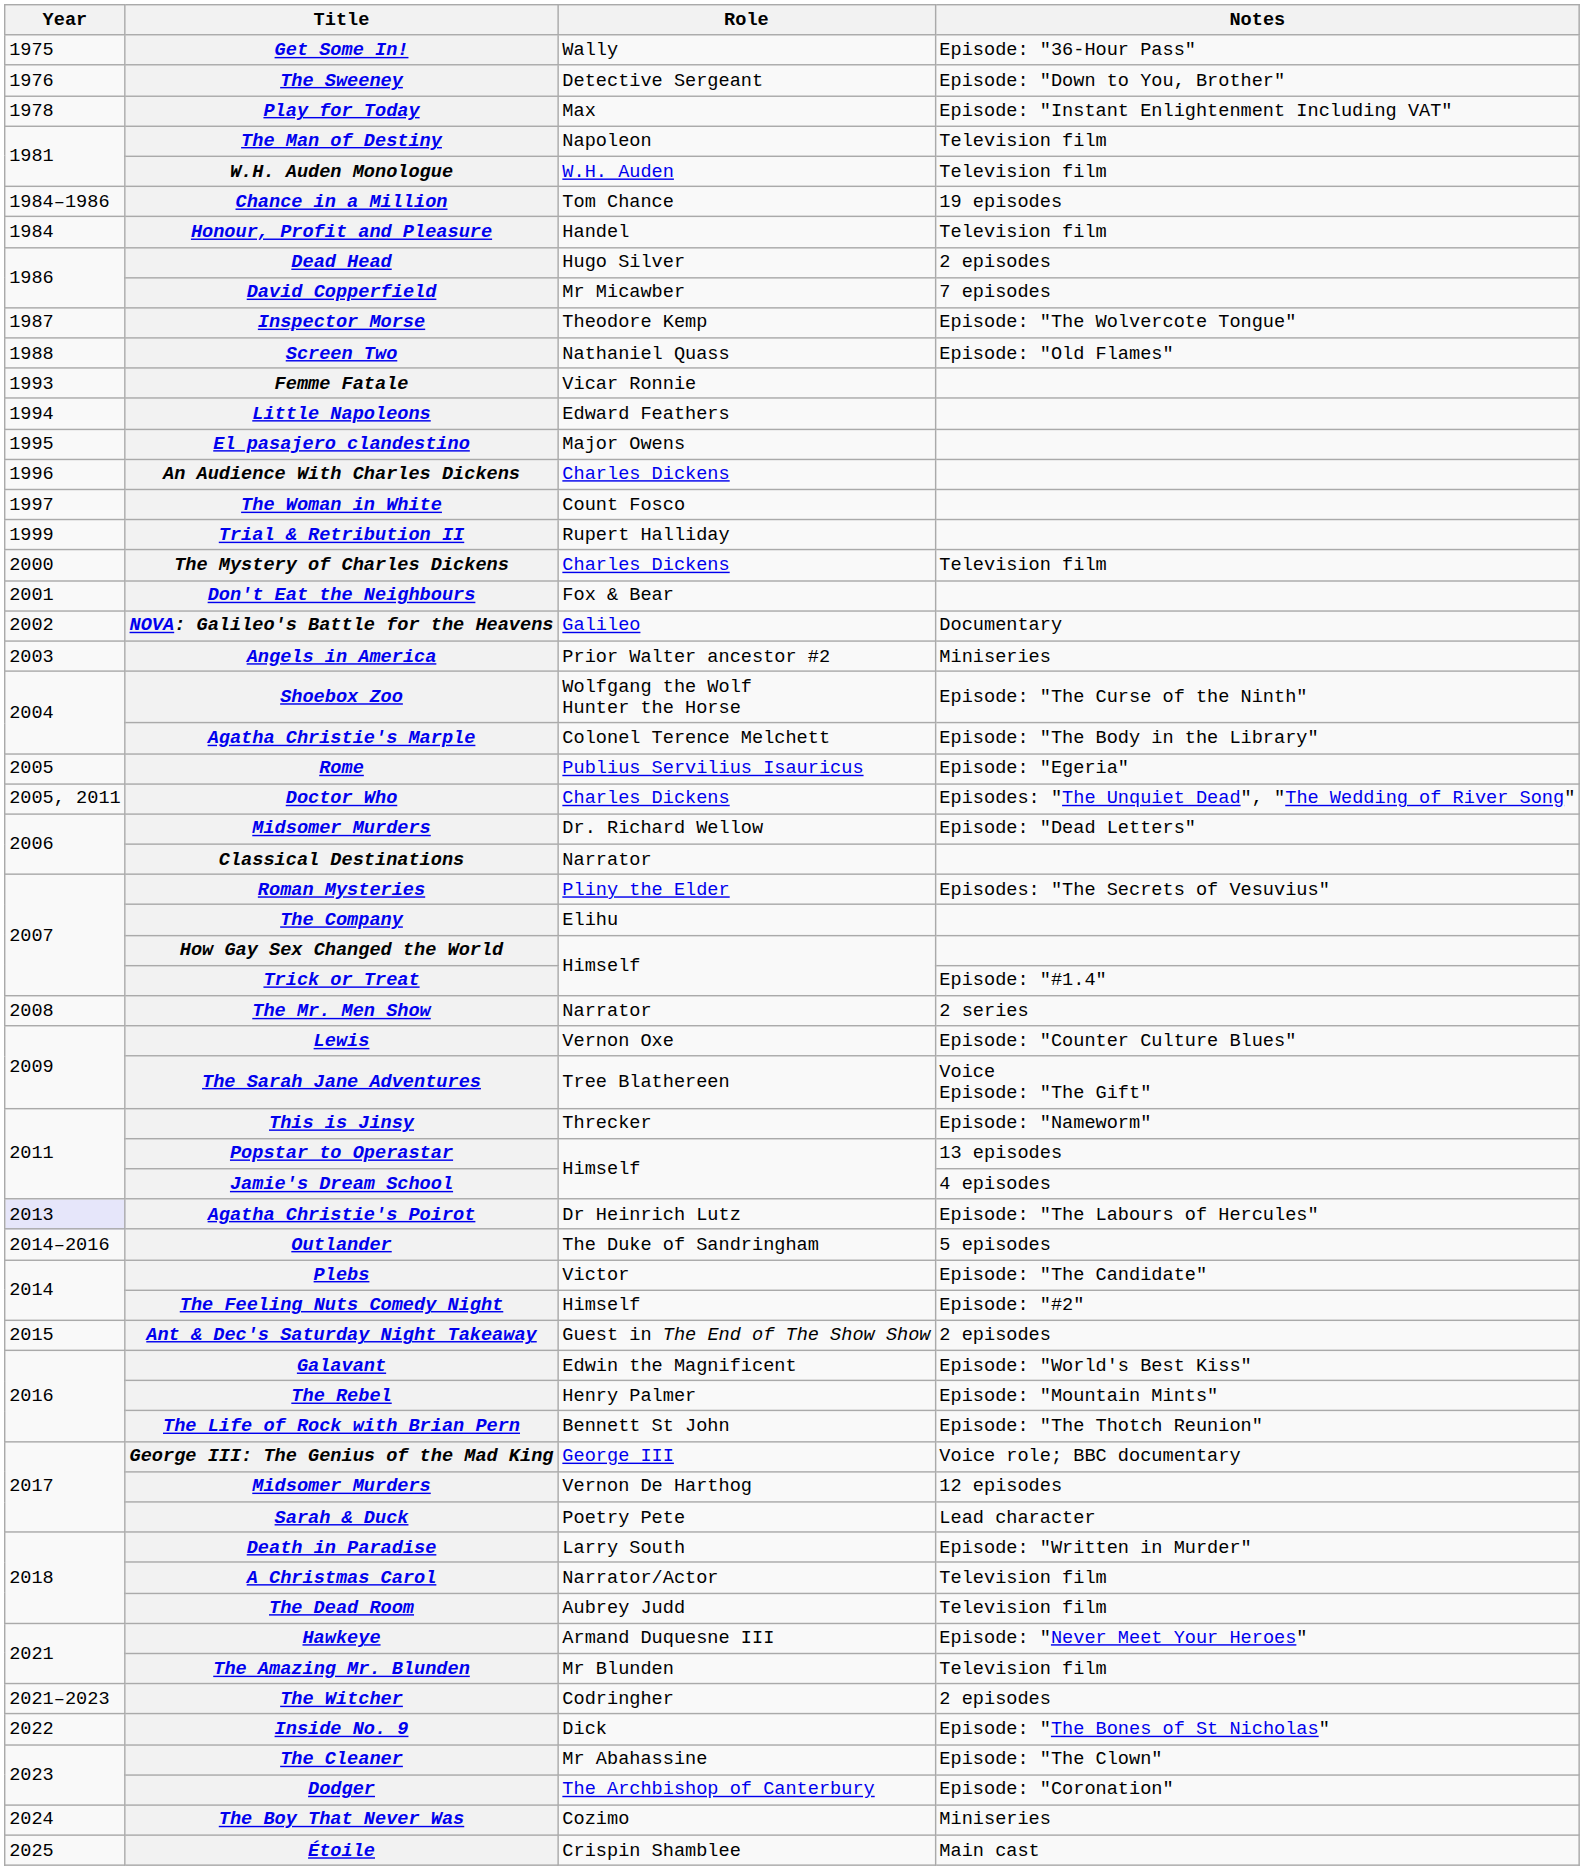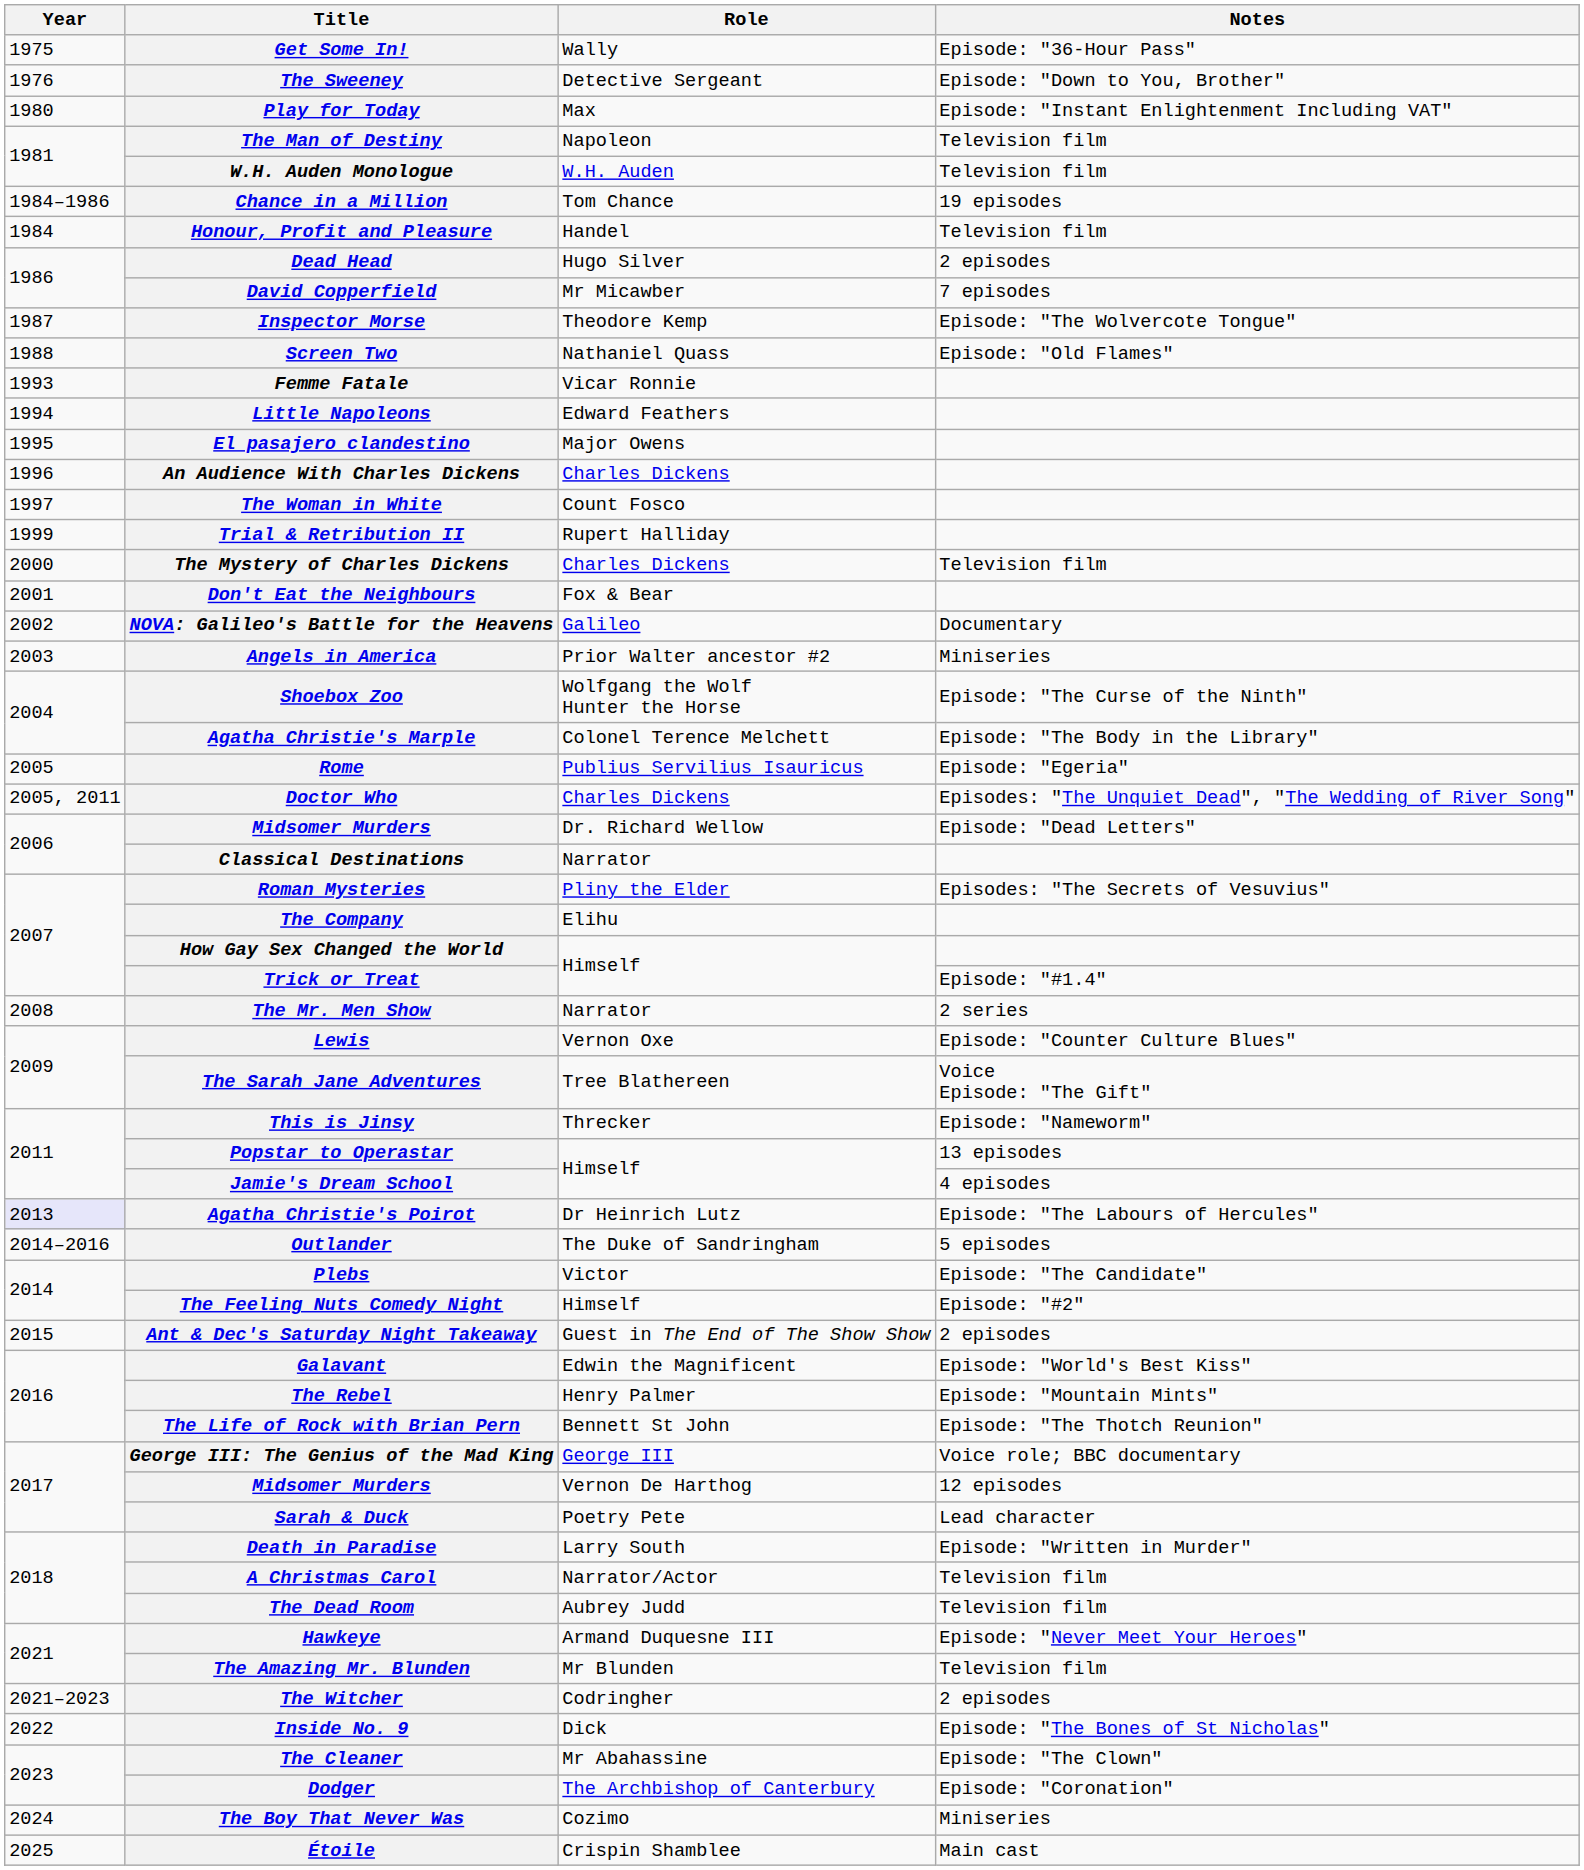(31, 111) 1978 -> (31, 111) 1980
